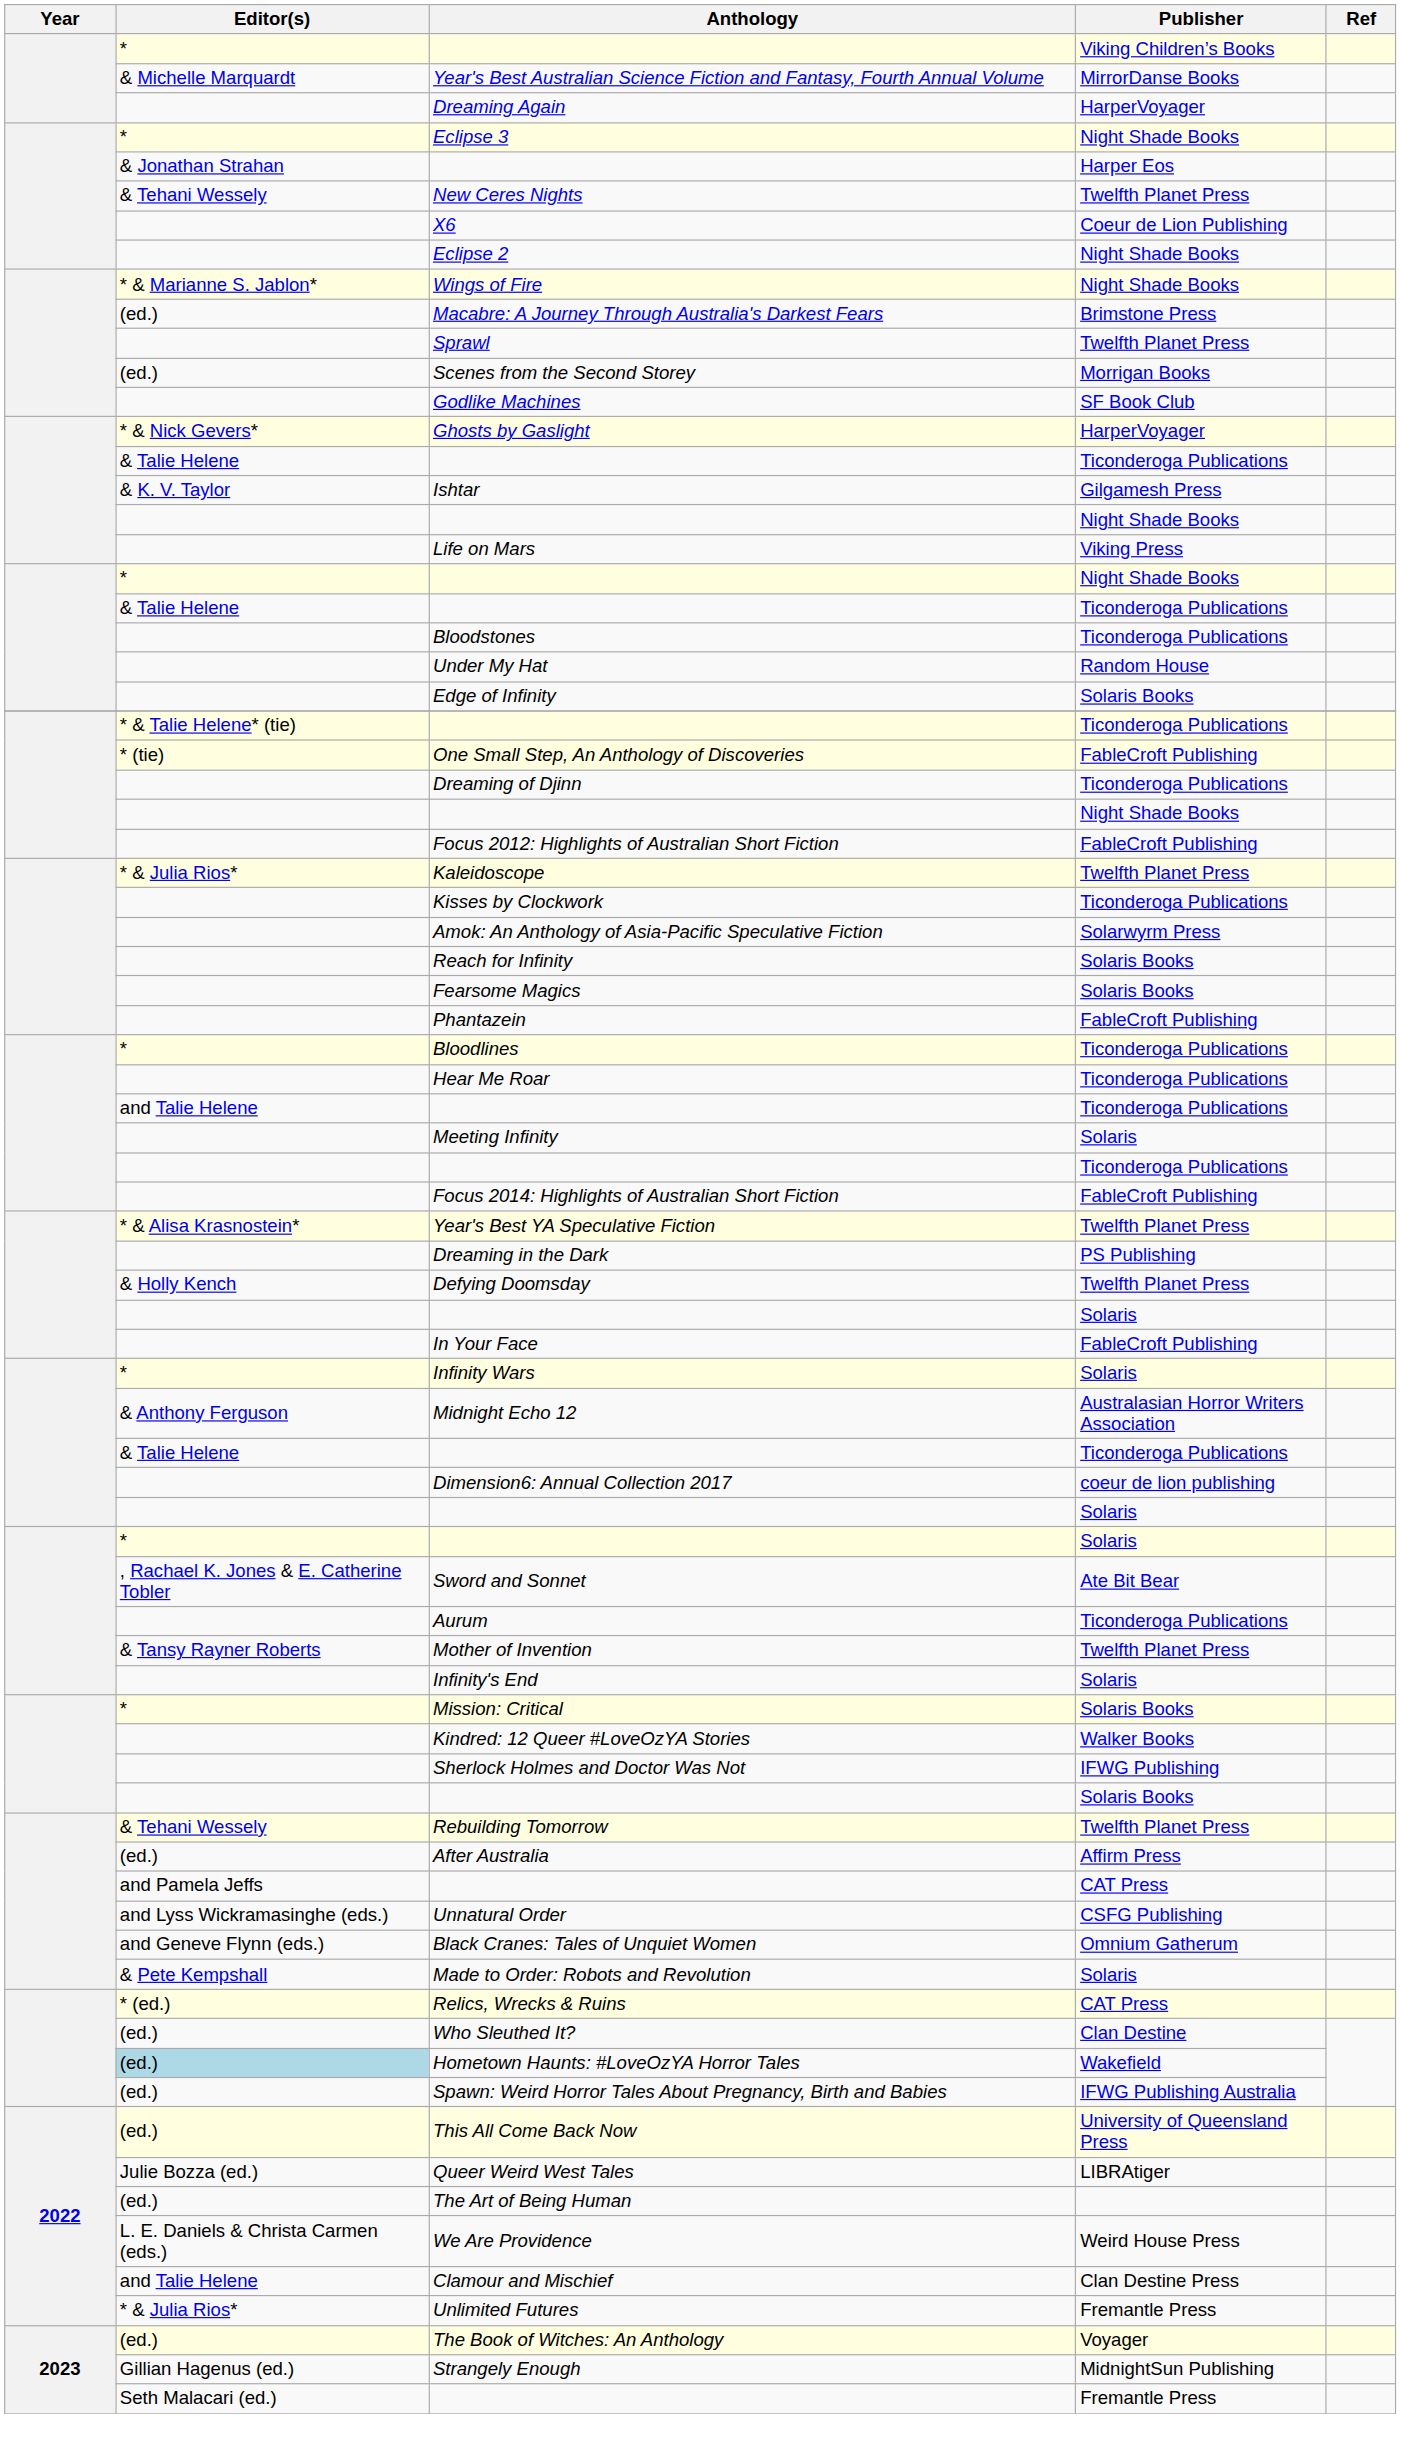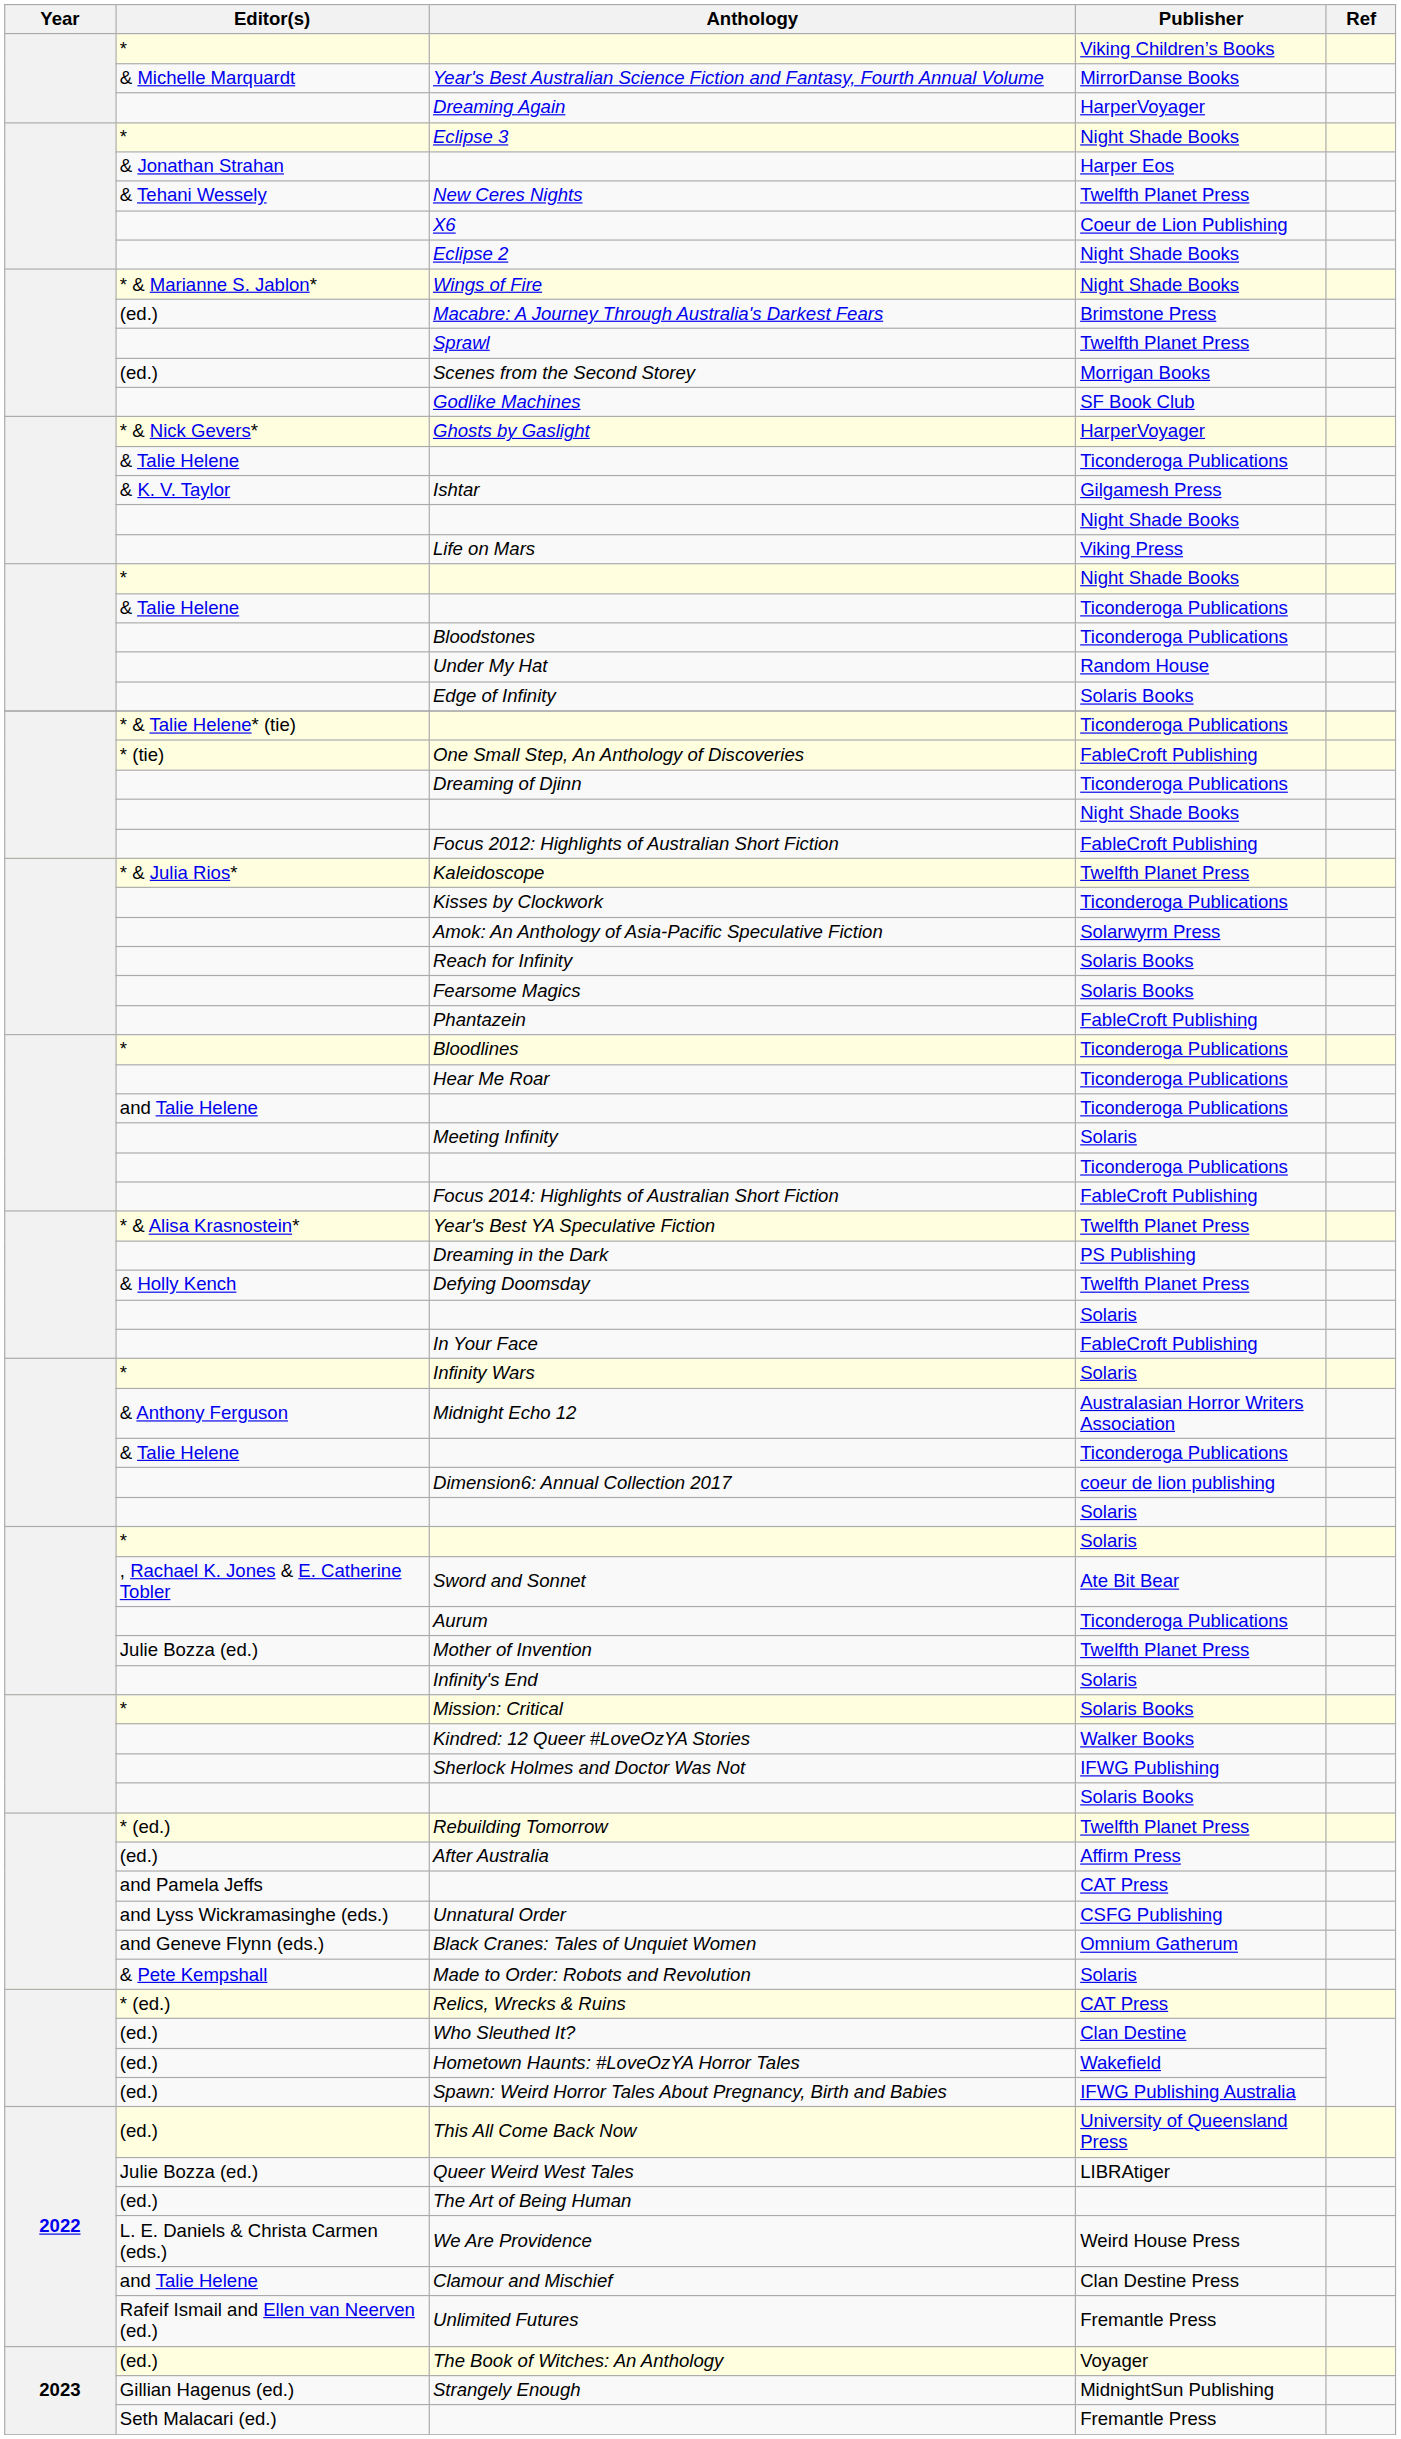(220, 1650) & Tansy Rayner Roberts -> (189, 1650) Julie Bozza (ed.)
(193, 1827) & Tehani Wessely -> (145, 1827) * (ed.)
(139, 2062) lightblue background -> (139, 2062) no background
(179, 2310) * & Julia Rios* -> (267, 2320) Rafeif Ismail and Ellen van Neerven (ed.)
